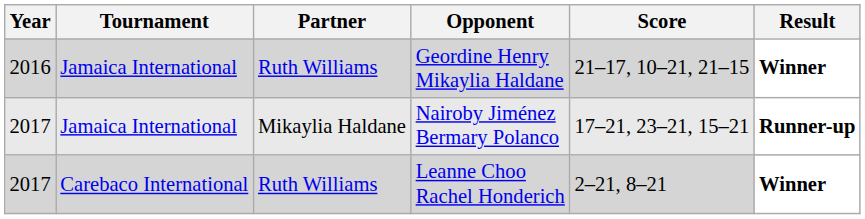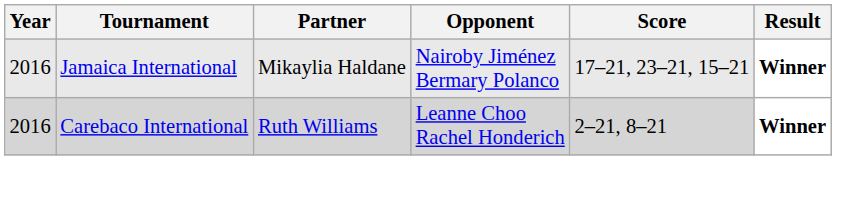- row: (490, 67)
(30, 126) 2017 -> (30, 67) 2016
(807, 126) Runner-up -> (793, 67) Winner
(30, 184) 2017 -> (30, 126) 2016
